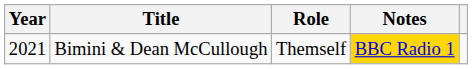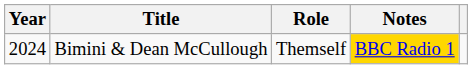(27, 48) 2021 -> (27, 48) 2024
